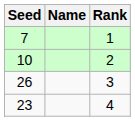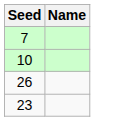- column: (110, 15)
